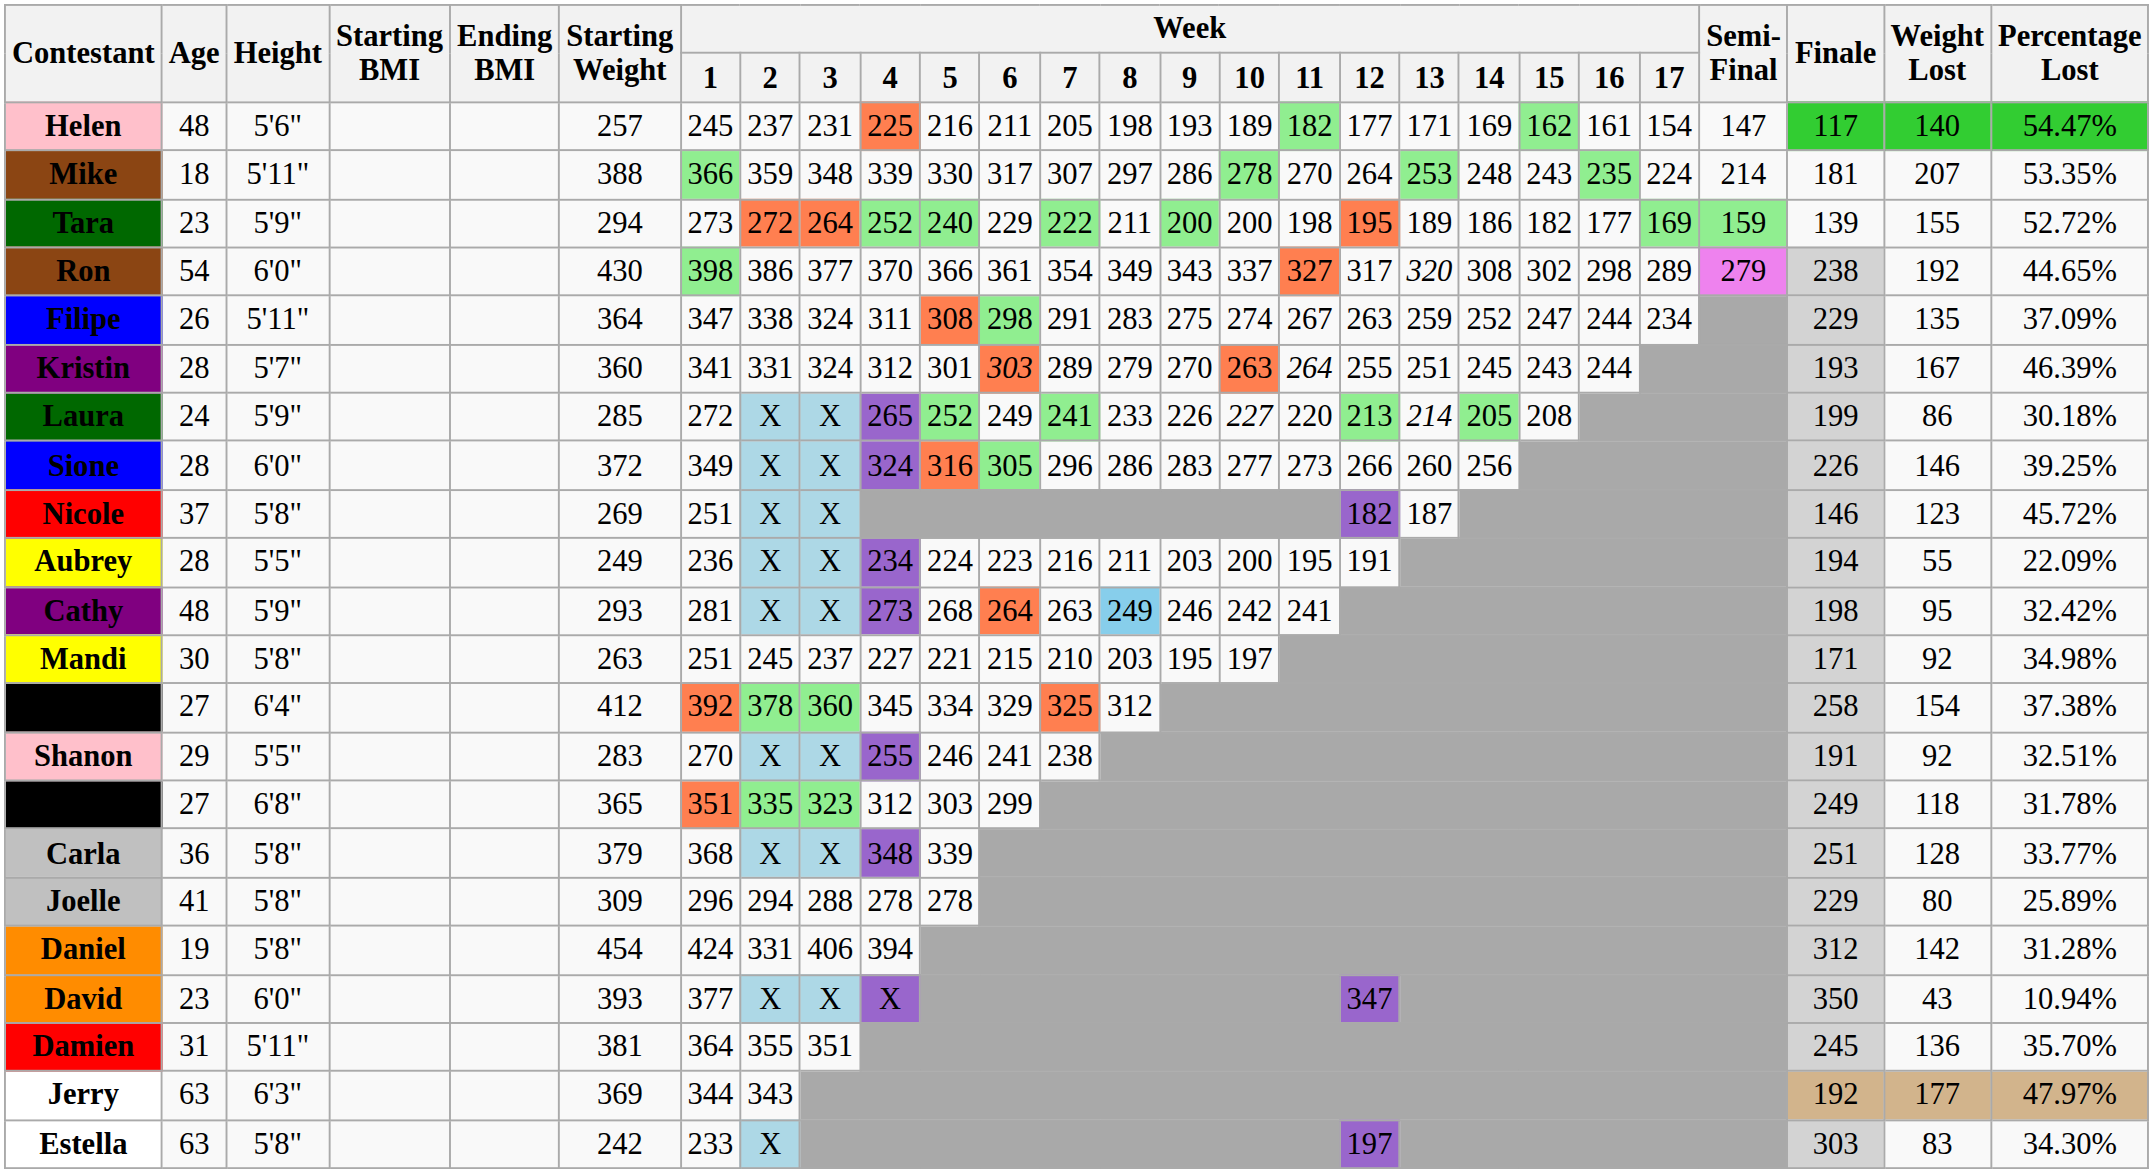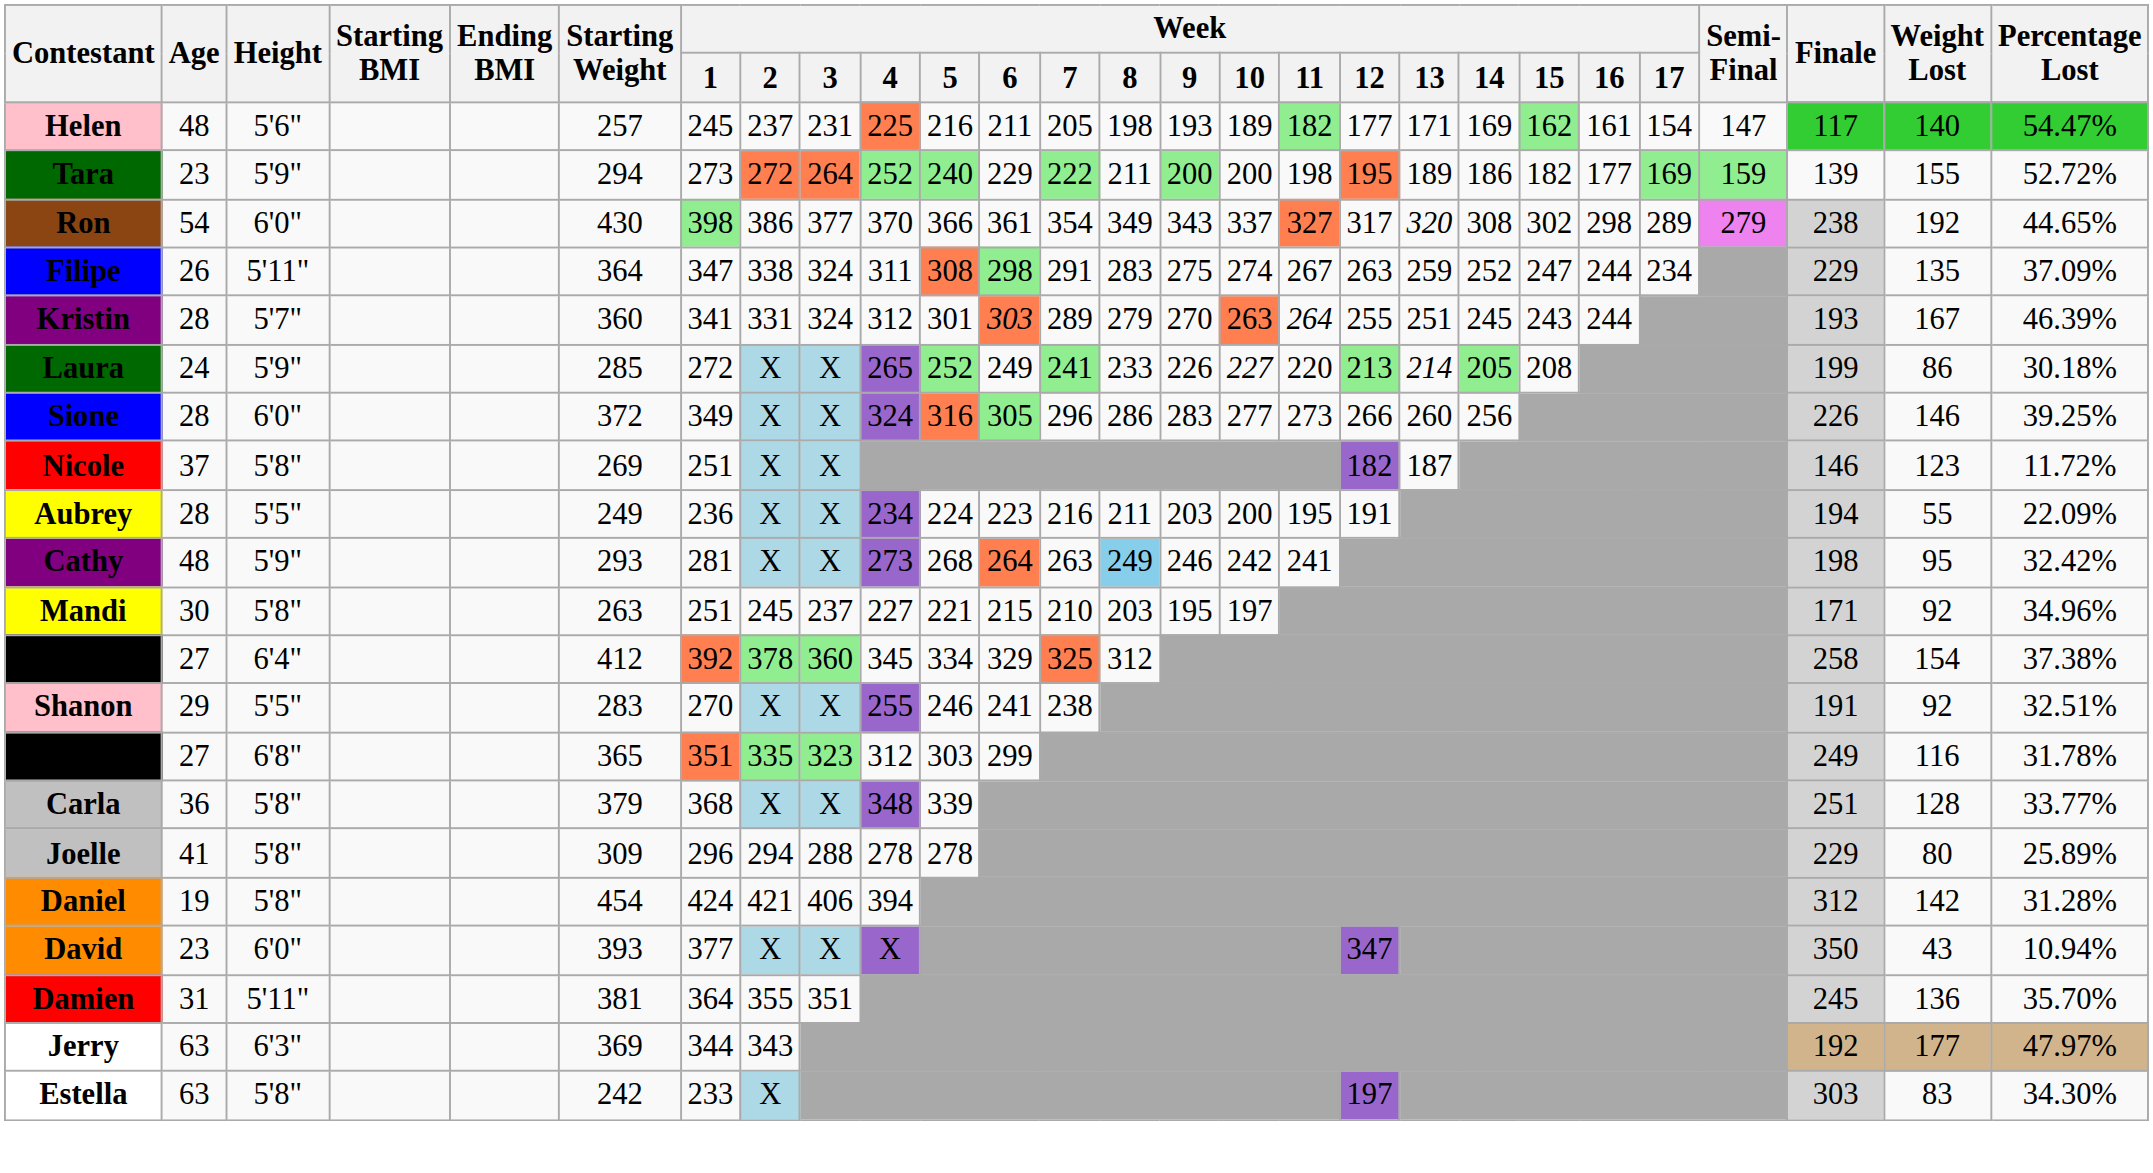- row: (83, 174)
(2070, 513) 45.72% -> (2070, 464) 11.72%
(2070, 658) 34.98% -> (2070, 610) 34.96%
(1937, 804) 118 -> (1937, 755) 116
(770, 949) 331 -> (770, 901) 421
